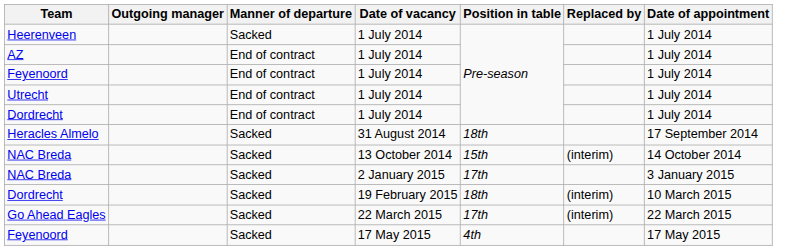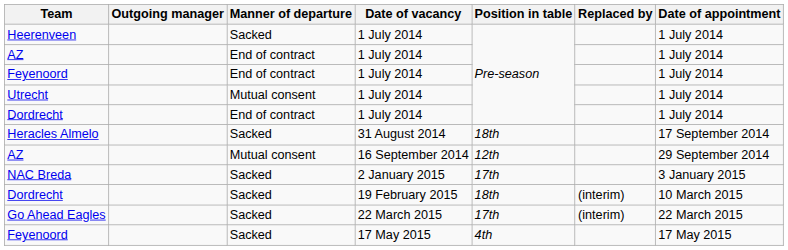(272, 94) End of contract -> (273, 94) Mutual consent
+ row: (15, 154)
- row: (39, 154)
